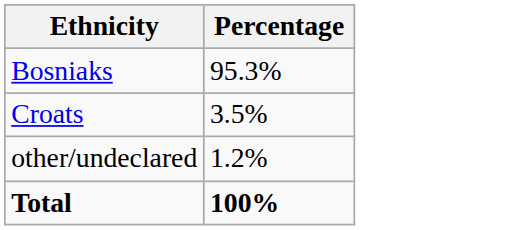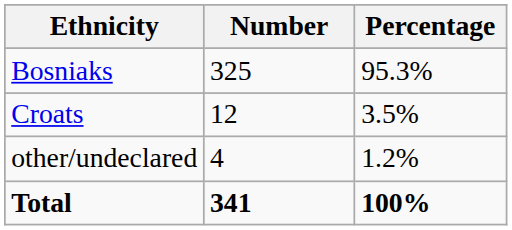+ column: (279, 26)
